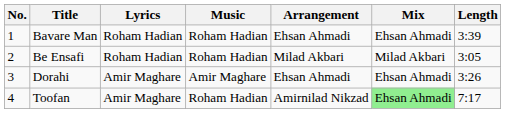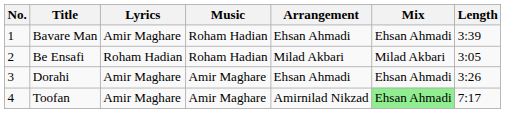(143, 35) Roham Hadian -> (142, 35) Amir Maghare
(228, 98) Roham Hadian -> (227, 98) Amir Maghare
